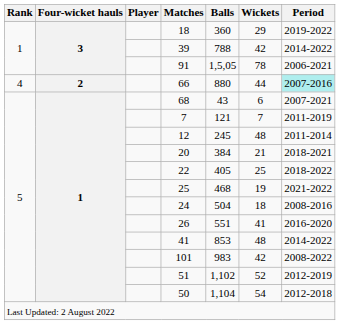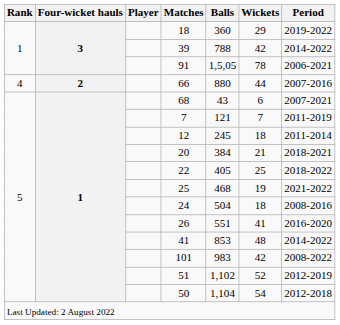(308, 83) paleturquoise background -> (308, 83) no background
(260, 135) 48 -> (260, 135) 18
